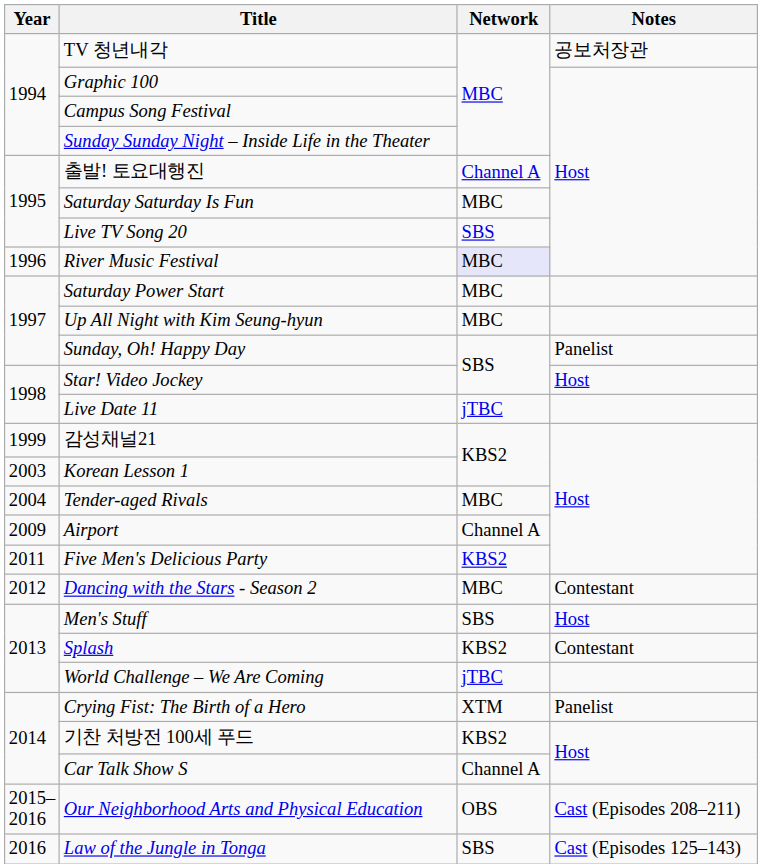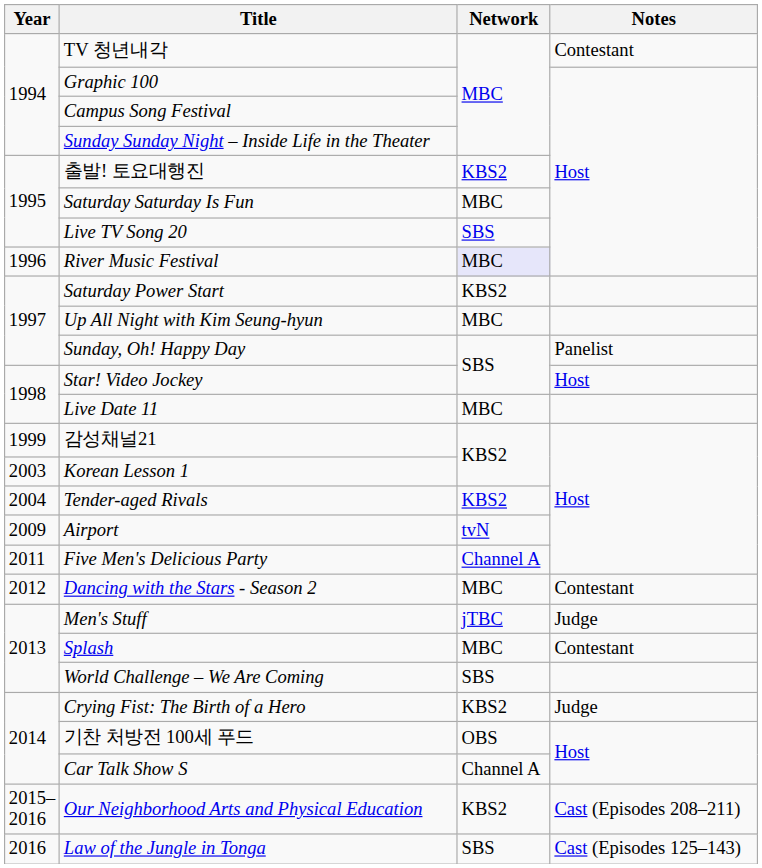(601, 49) 공보처장관 -> (594, 50) Contestant
(501, 171) Channel A -> (484, 171) KBS2
(482, 291) MBC -> (484, 291) KBS2
(482, 408) jTBC -> (482, 408) MBC
(482, 500) MBC -> (484, 500) KBS2
(501, 530) Channel A -> (475, 530) tvN
(484, 559) KBS2 -> (501, 559) Channel A
(478, 618) SBS -> (482, 618) jTBC
(572, 618) Host -> (576, 618) Judge
(484, 647) KBS2 -> (482, 647) MBC
(482, 677) jTBC -> (478, 677) SBS
(482, 706) XTM -> (484, 706) KBS2
(584, 706) Panelist -> (576, 706) Judge
(484, 737) KBS2 -> (480, 737) OBS
(480, 808) OBS -> (484, 808) KBS2
